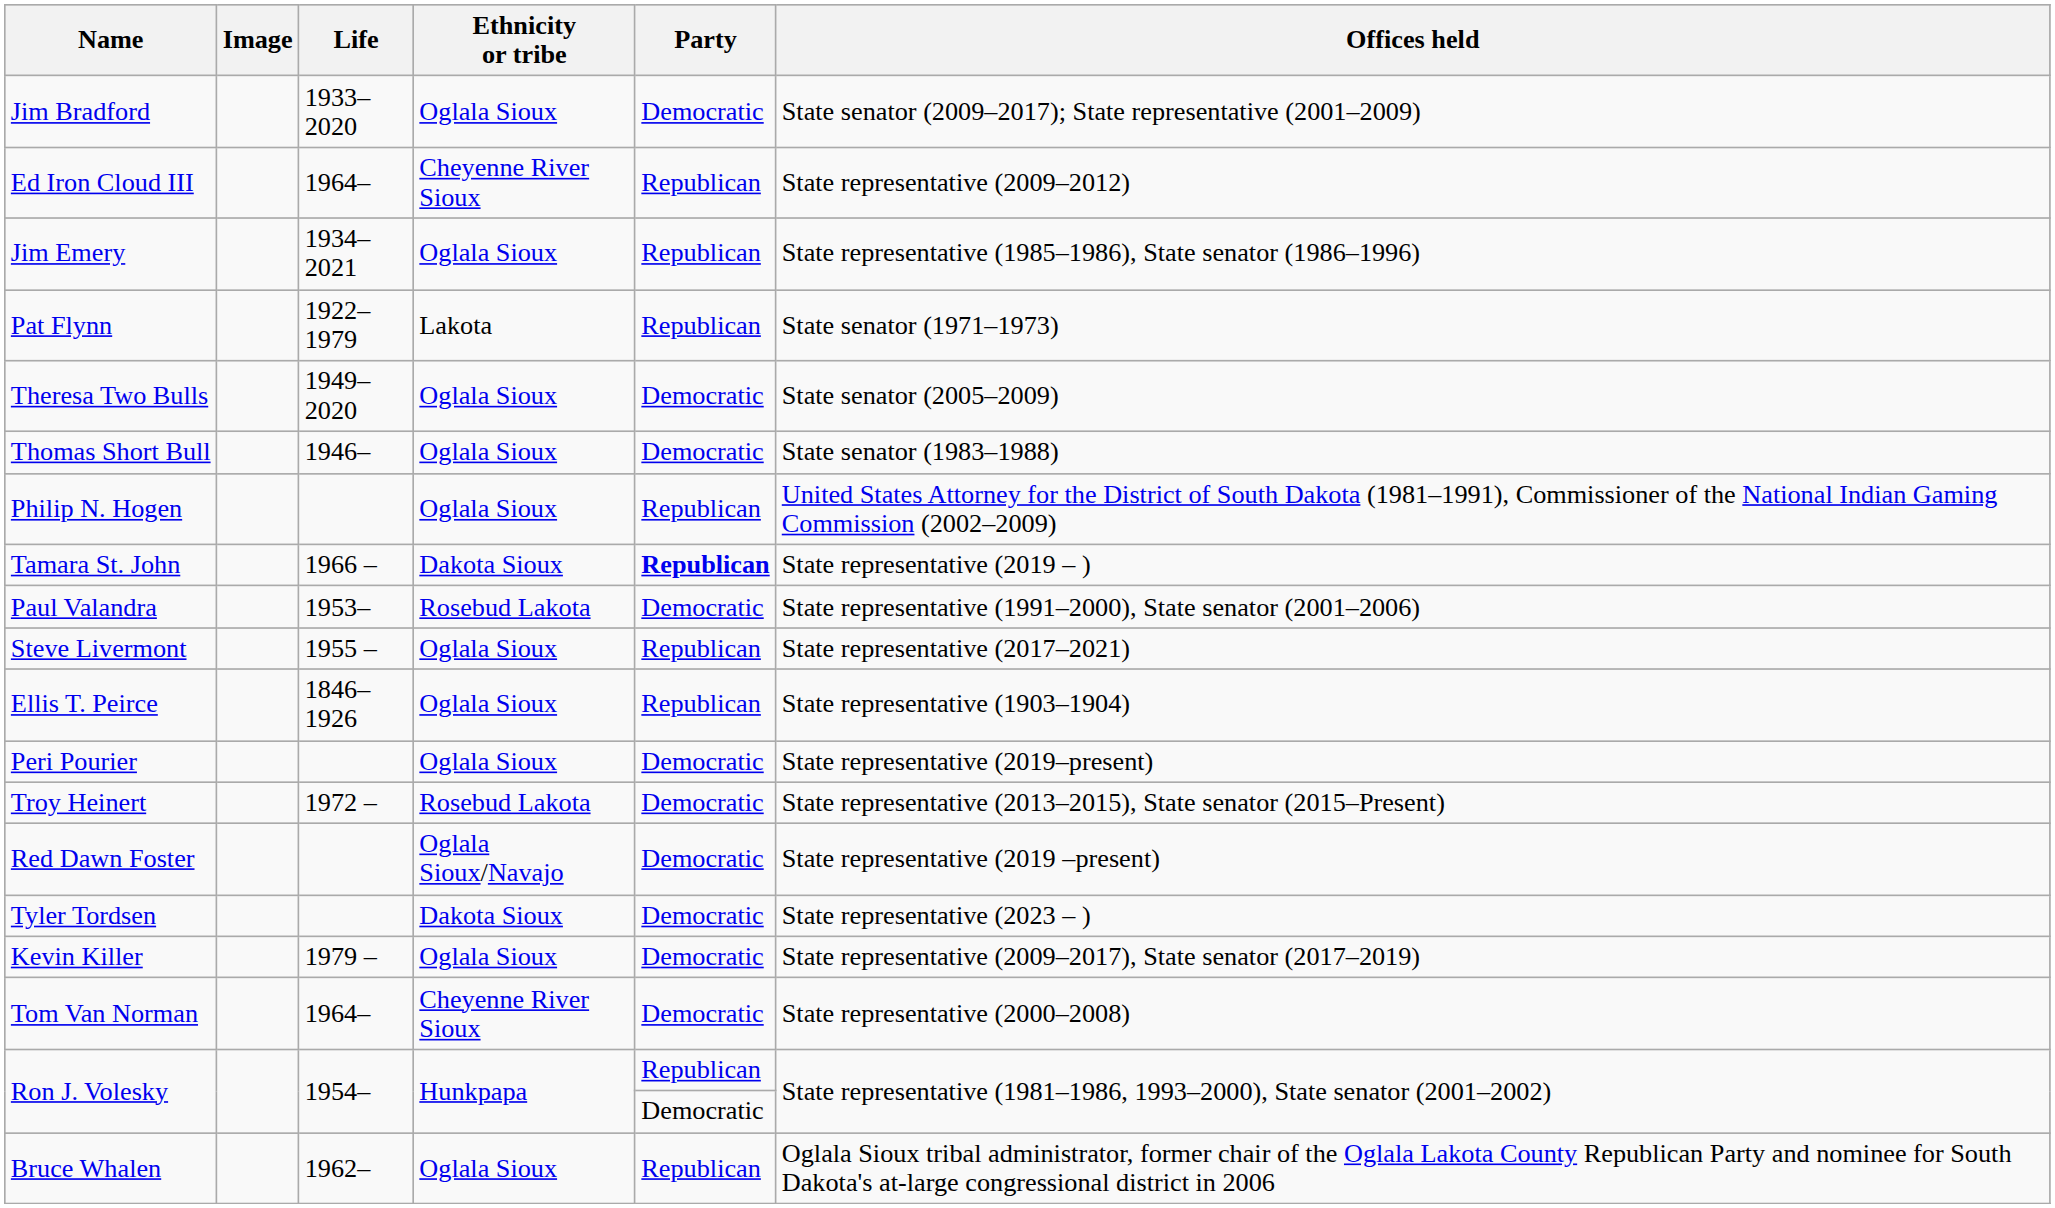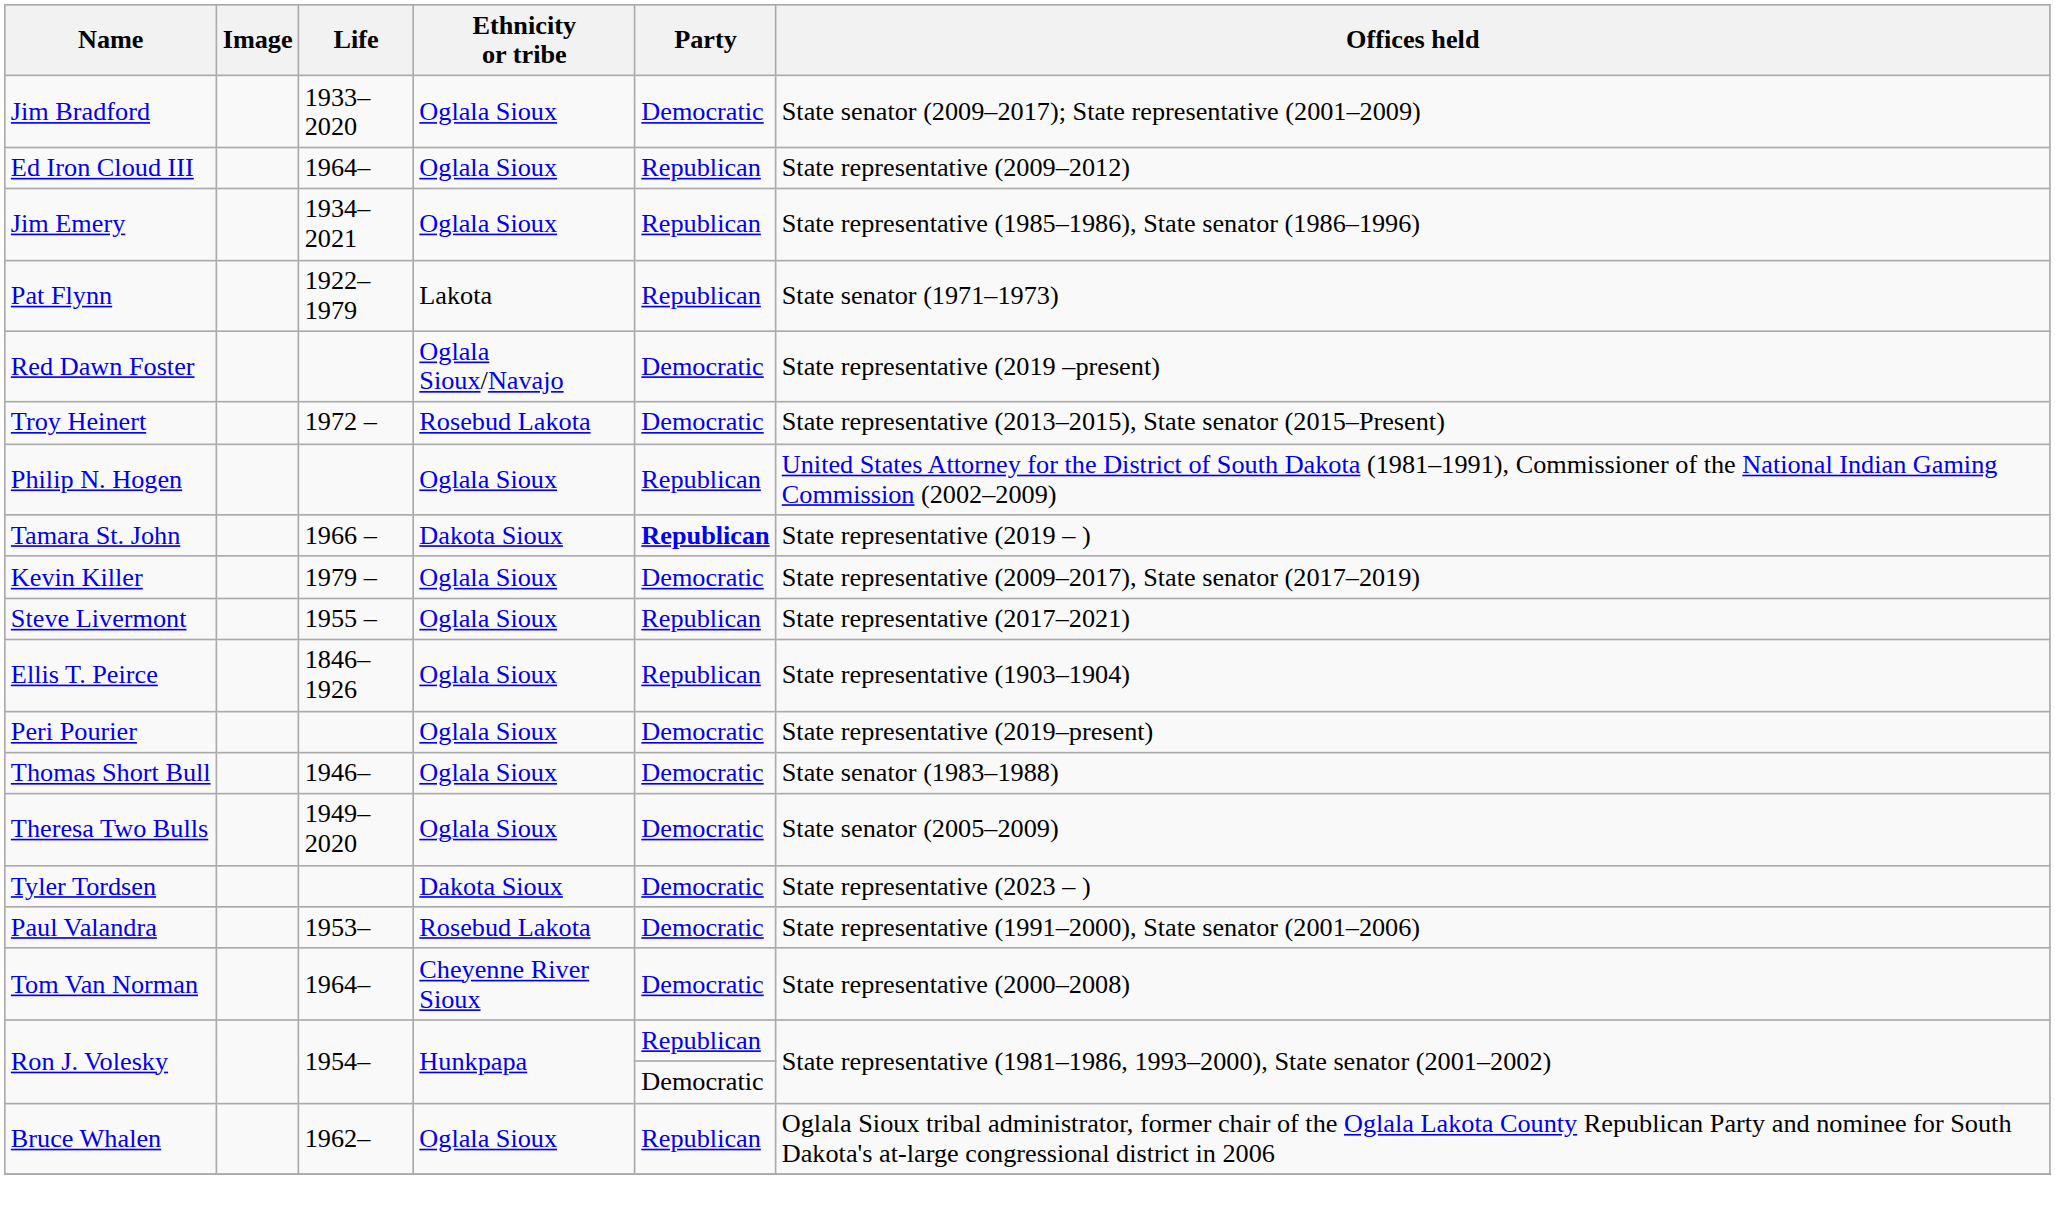(504, 182) Cheyenne River Sioux -> (488, 167) Oglala Sioux
rows swapped: (103, 858) <-> (110, 395)
rows swapped: (79, 802) <-> (111, 452)
rows swapped: (77, 956) <-> (84, 606)
